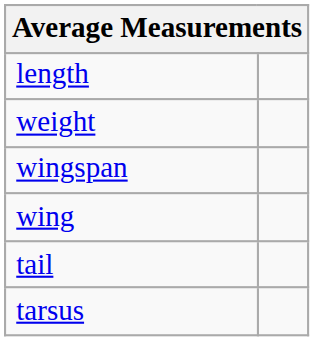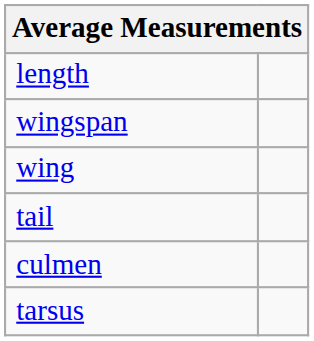- row: (56, 122)
+ row: (59, 263)
